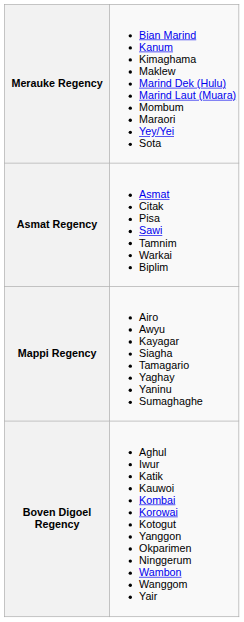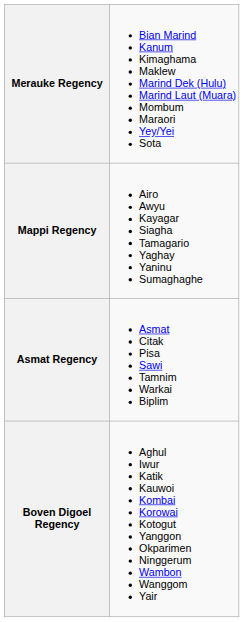rows swapped: (57, 224) <-> (57, 353)
